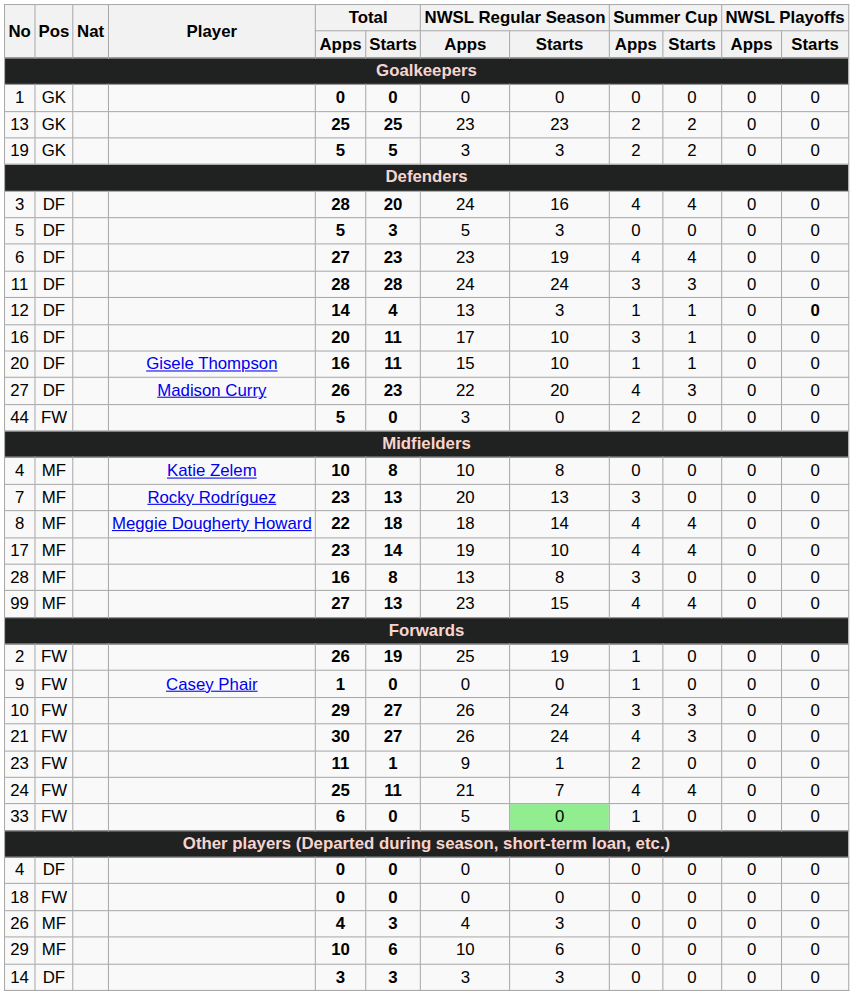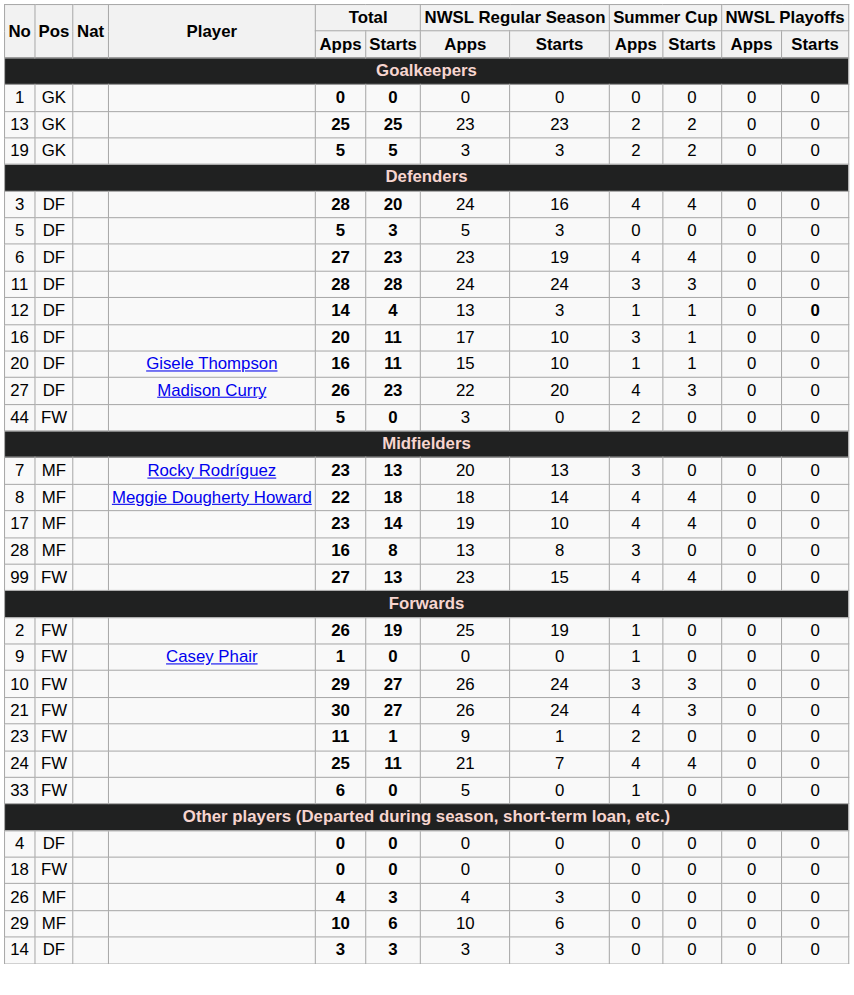- row: (20, 470)
(54, 603) MF -> (54, 577) FW
(560, 817) lightgreen background -> (560, 790) no background
